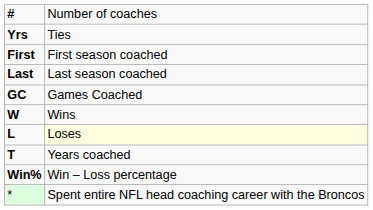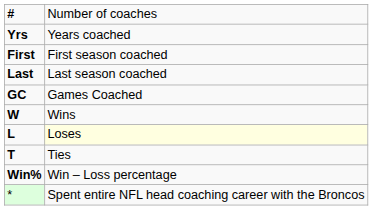(59, 34) Ties -> (89, 34) Years coached
(89, 154) Years coached -> (59, 154) Ties
